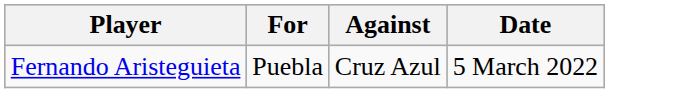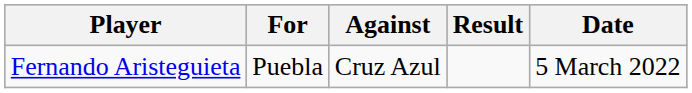+ column: (488, 25)
